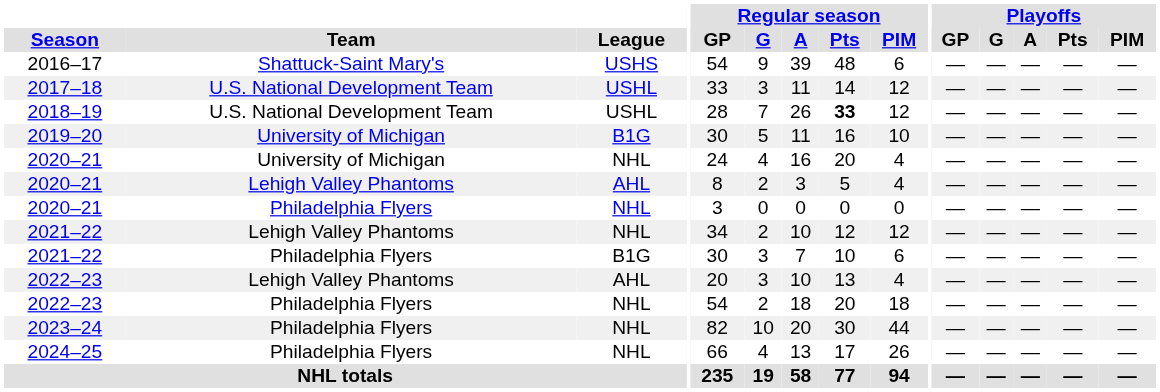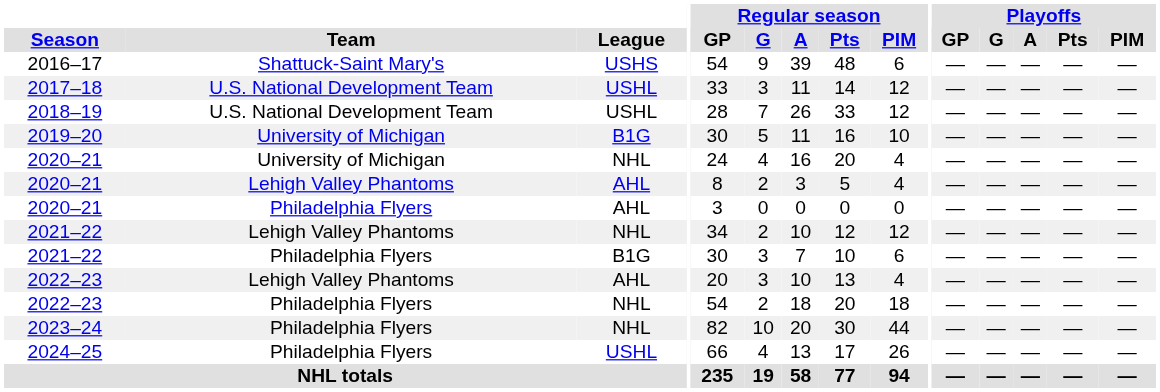(845, 111) bold -> (845, 111) normal
(631, 207) NHL -> (631, 207) AHL
(631, 351) NHL -> (631, 351) USHL
